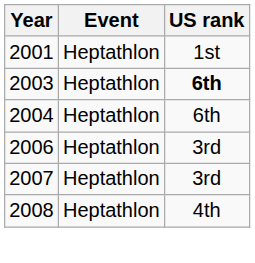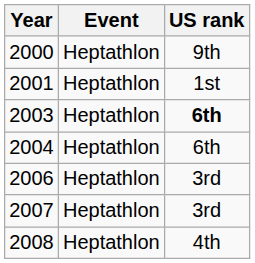+ row: (31, 52)
